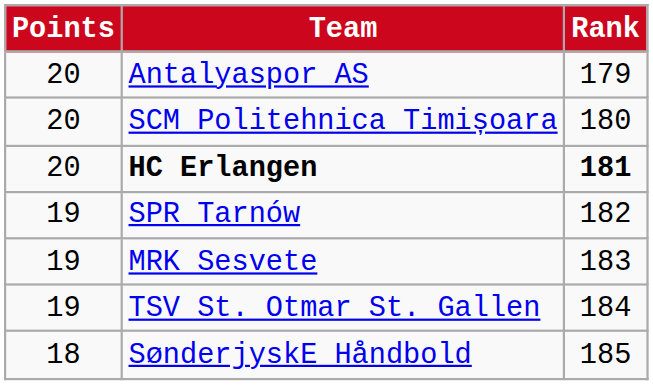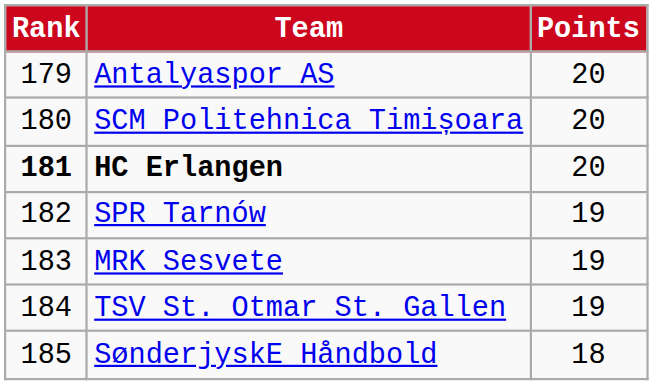columns swapped: (606, 28) <-> (63, 28)
